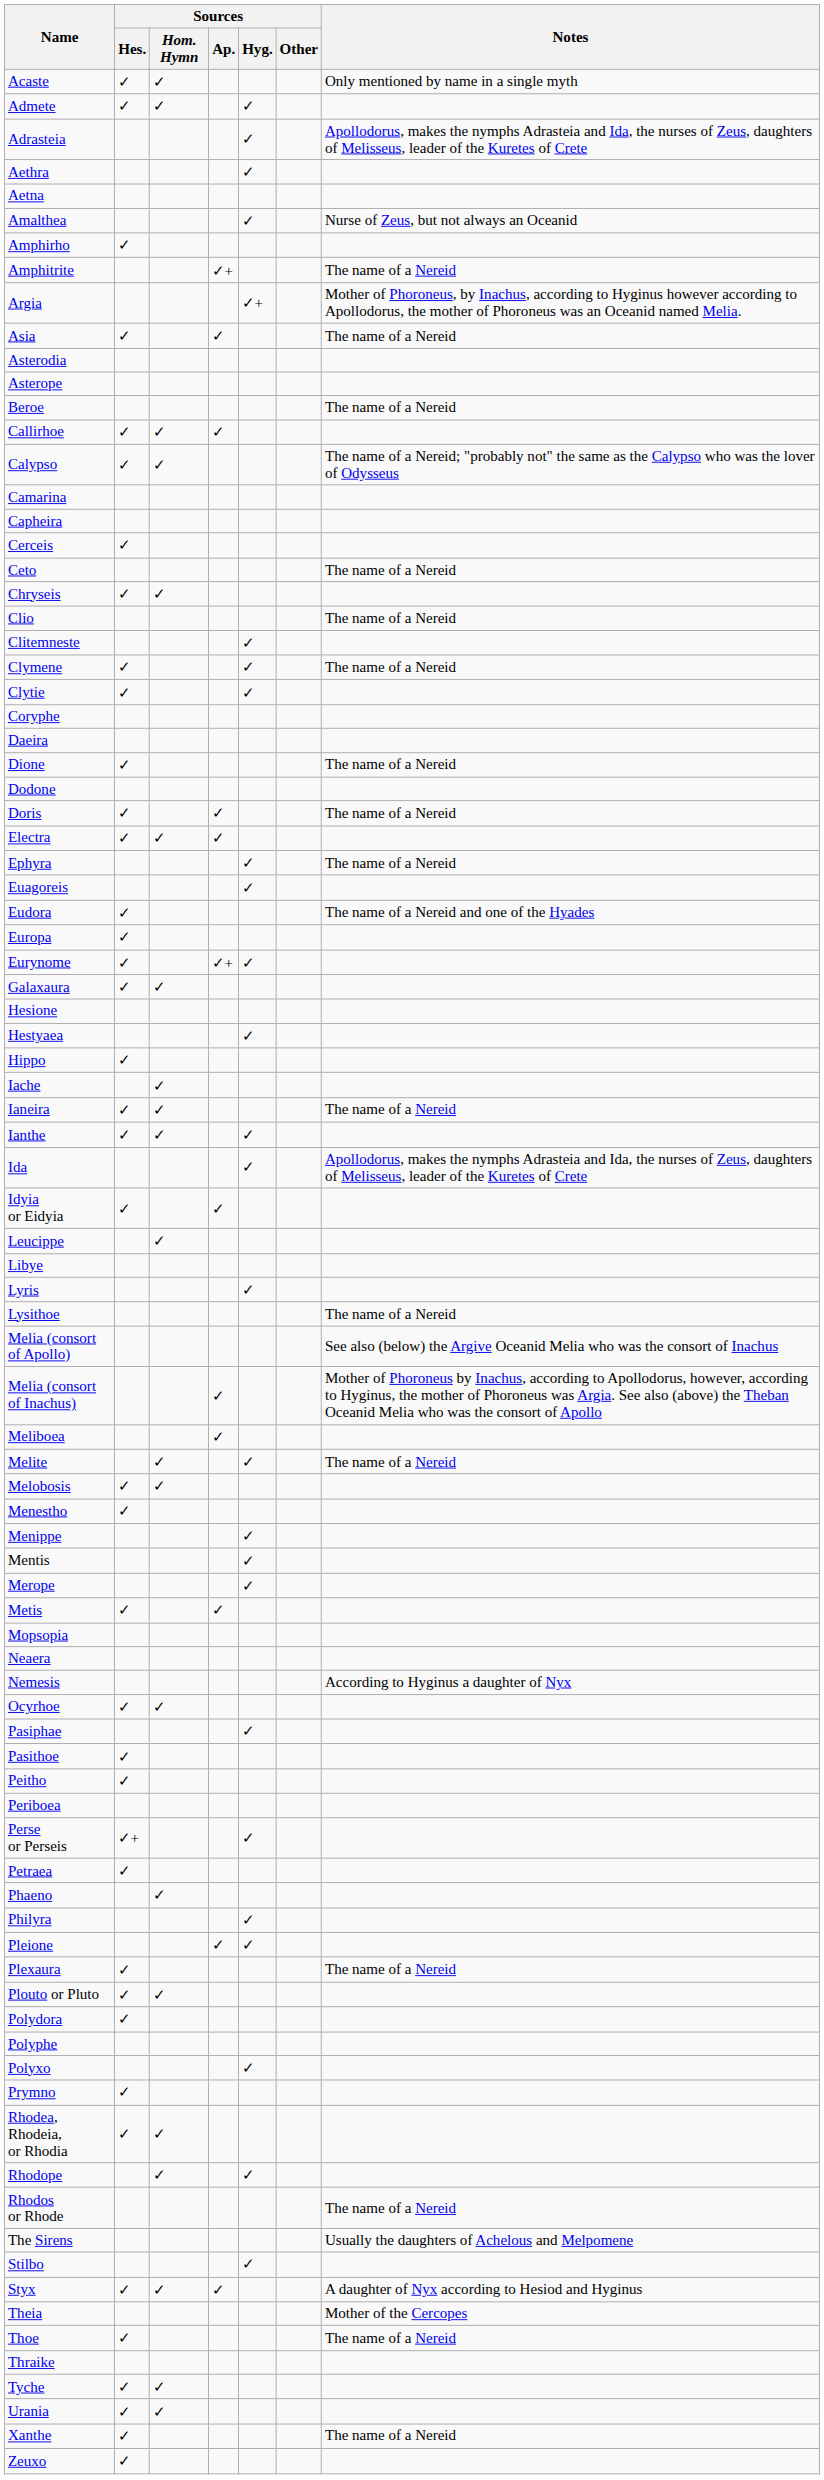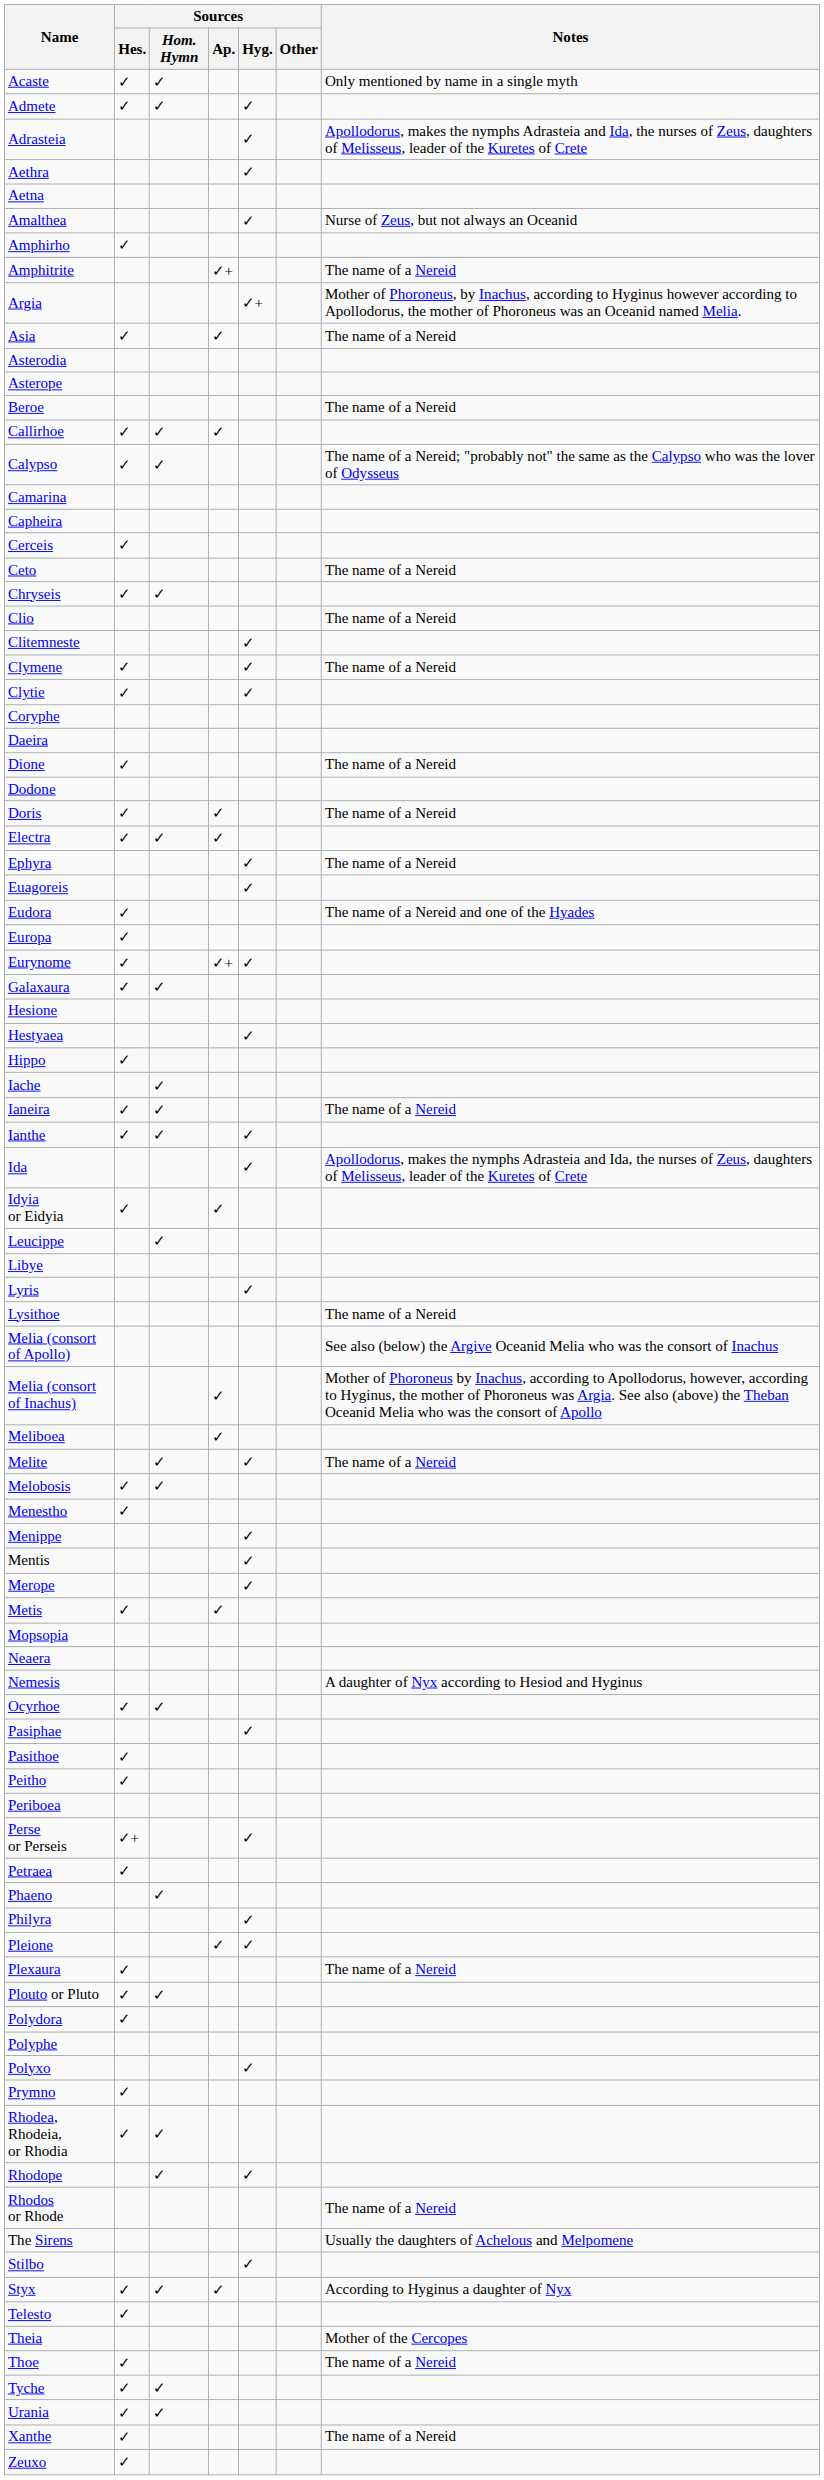(448, 1682) According to Hyginus a daughter of Nyx -> (484, 1682) A daughter of Nyx according to Hesiod and Hyginus
(484, 2289) A daughter of Nyx according to Hesiod and Hyginus -> (448, 2289) According to Hyginus a daughter of Nyx
+ row: (30, 2314)
- row: (31, 2362)
